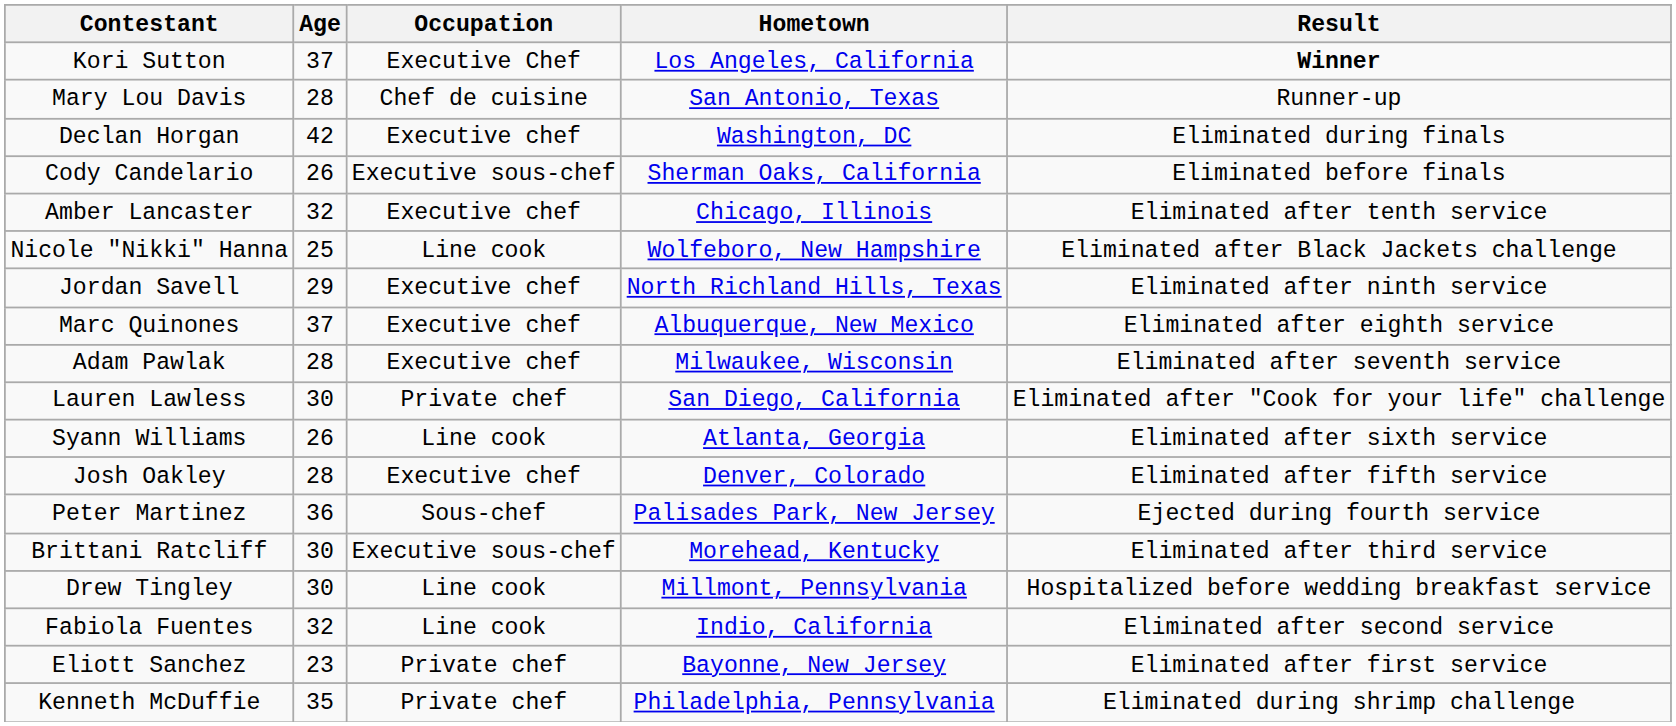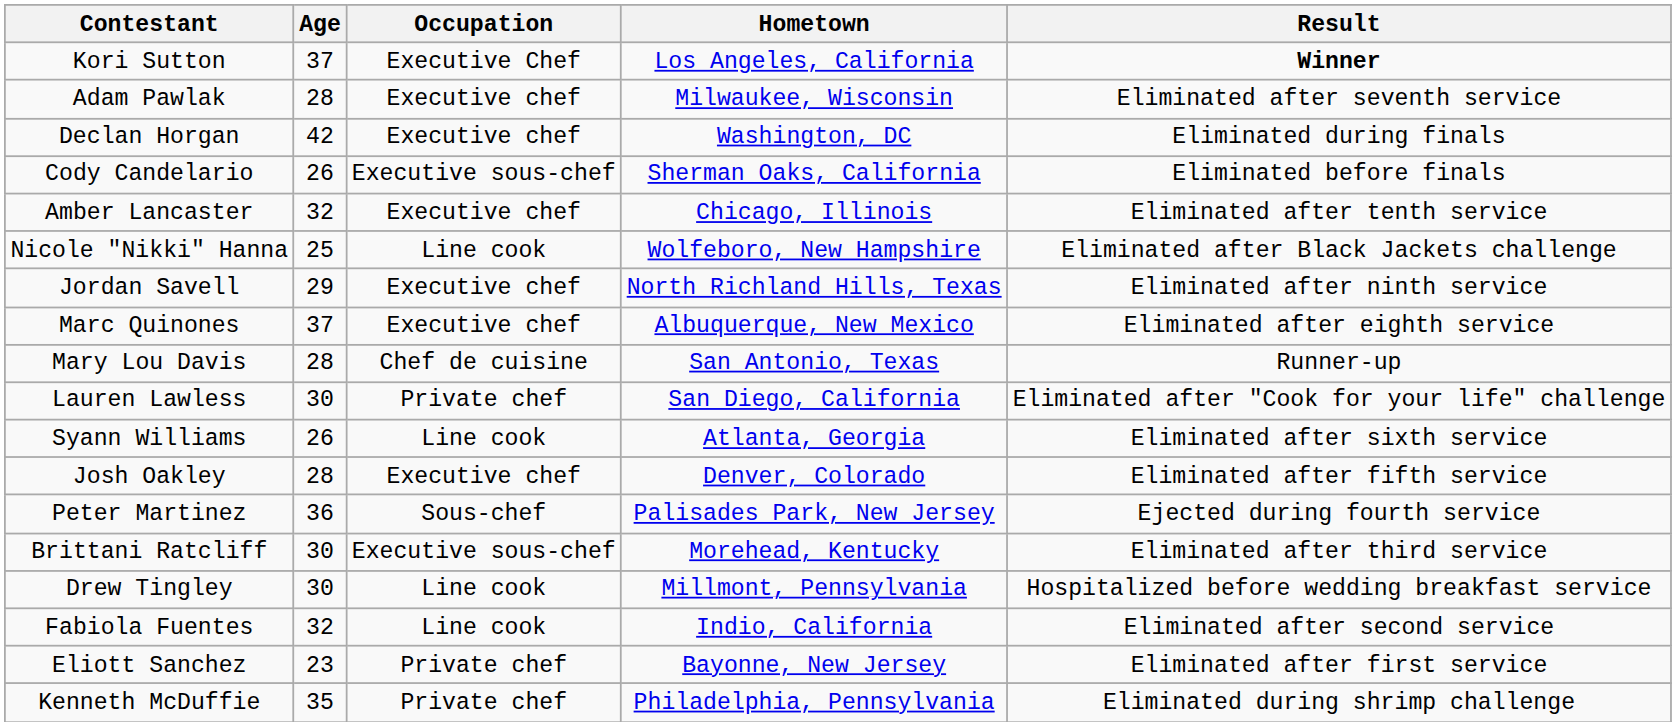rows swapped: (149, 99) <-> (149, 363)
